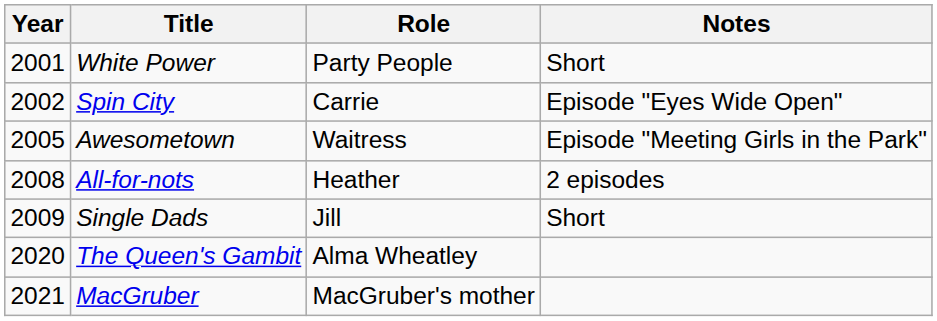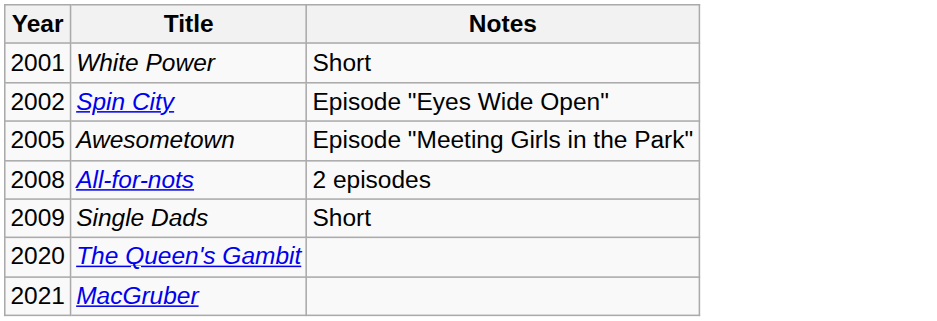- column: (424, 23)
